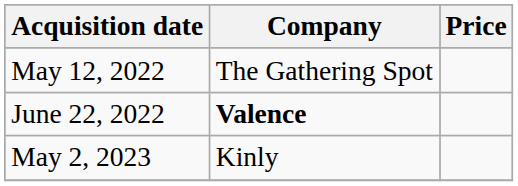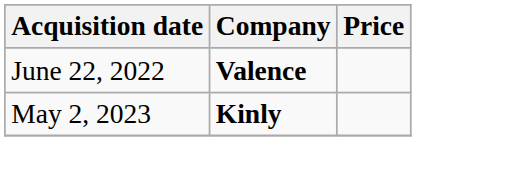- row: (88, 69)
(247, 157) normal -> (249, 113) bold
